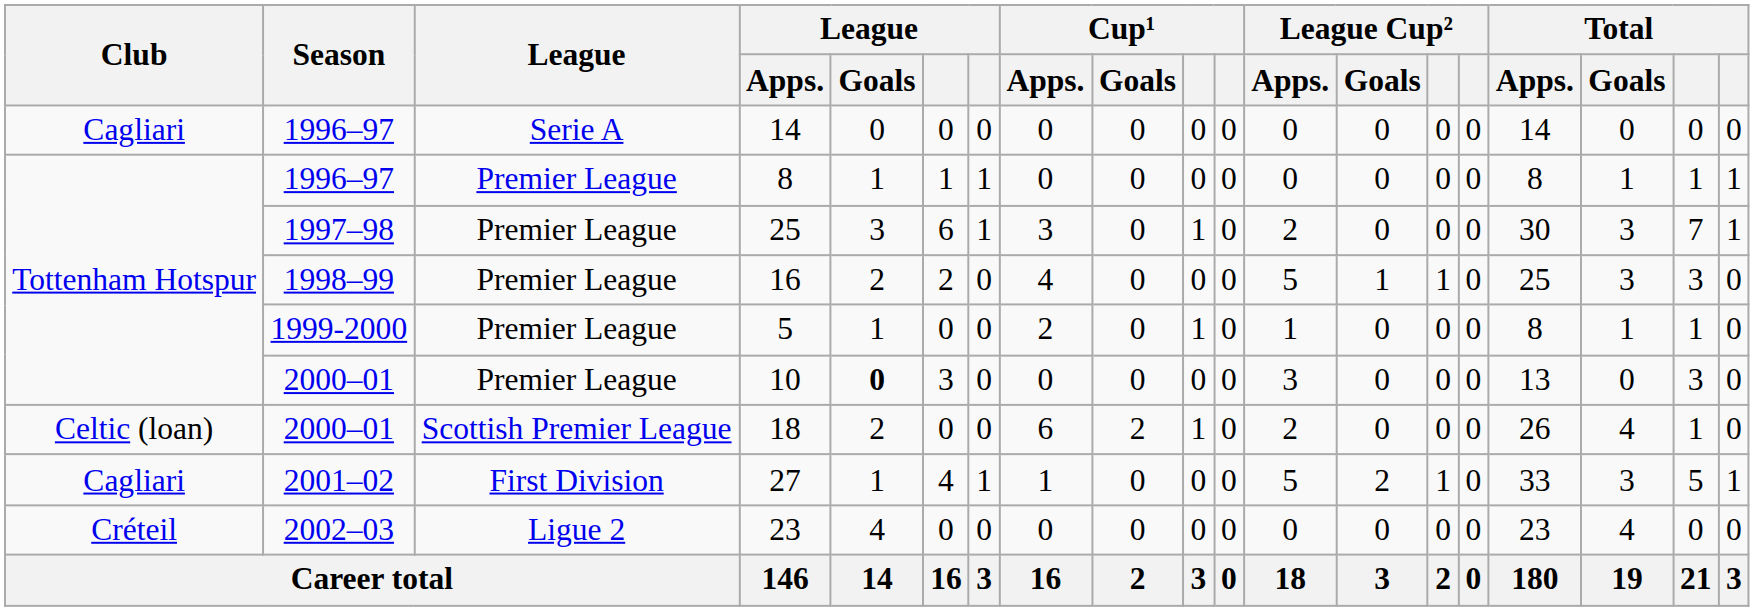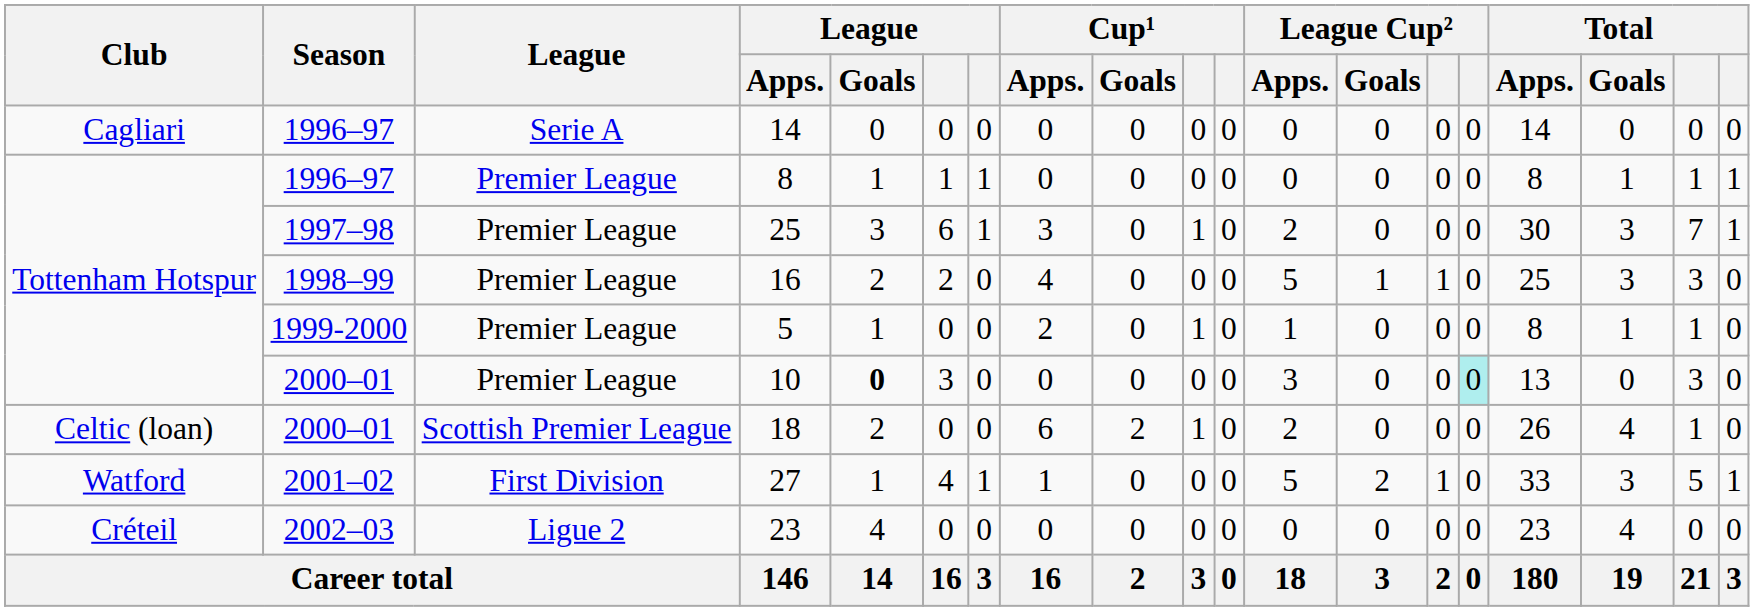(1473, 379) no background -> (1473, 379) paleturquoise background
(134, 479) Cagliari -> (134, 479) Watford
